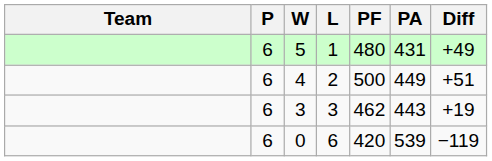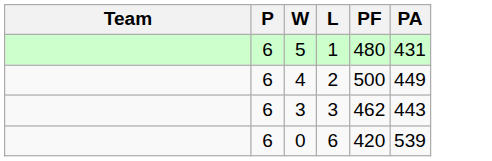- column: (458, 19)
